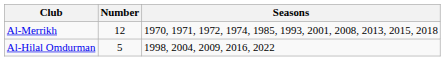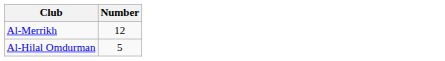- column: (291, 13)
